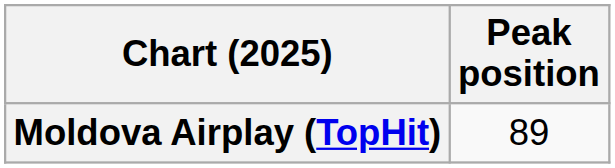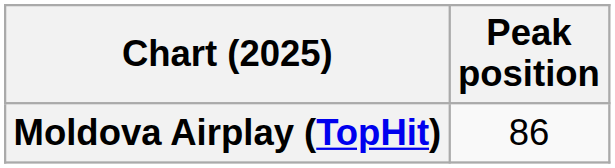(529, 132) 89 -> (529, 132) 86
